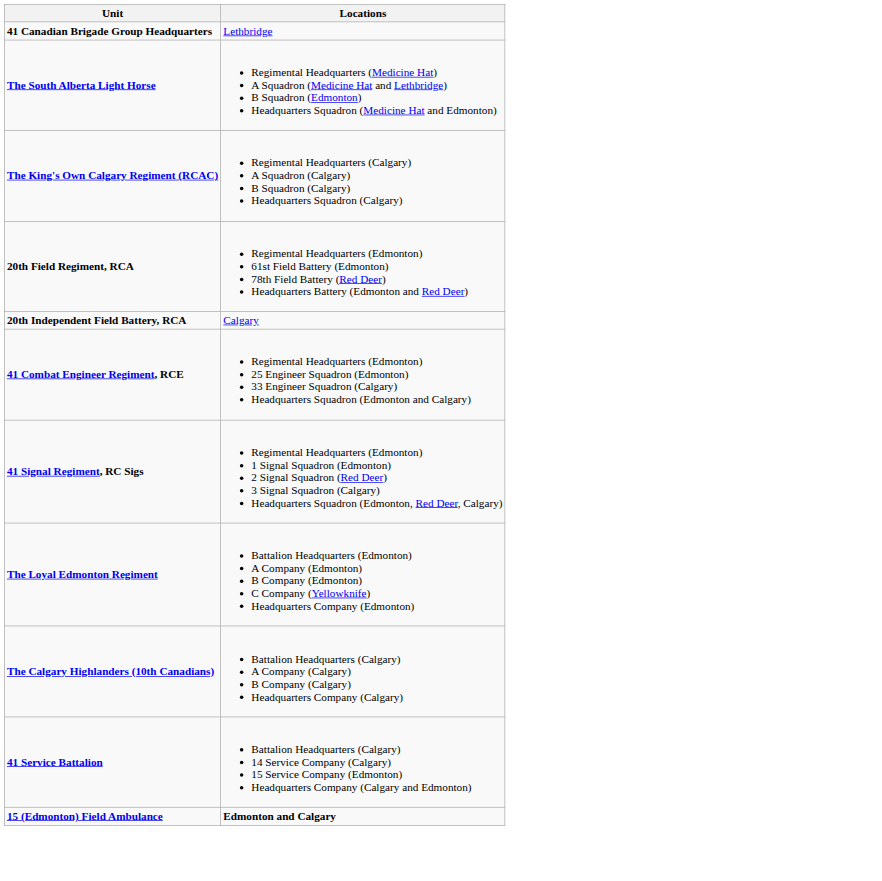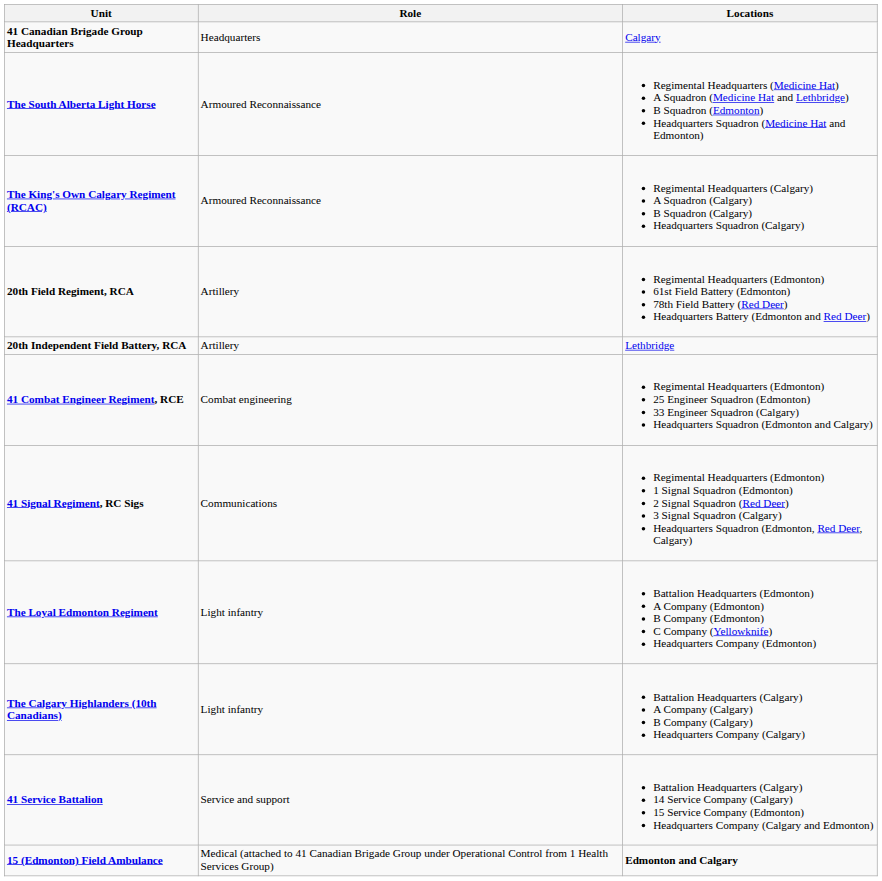+ column: (410, 13)
(248, 31) Lethbridge -> (643, 37) Calgary
(241, 320) Calgary -> (650, 345) Lethbridge
